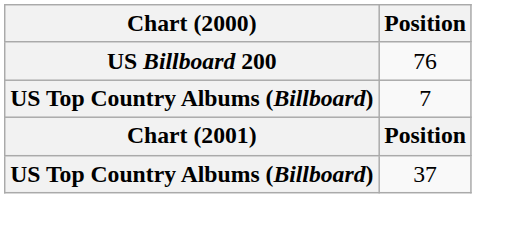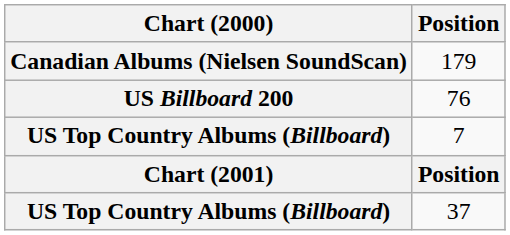+ row: (459, 60)
